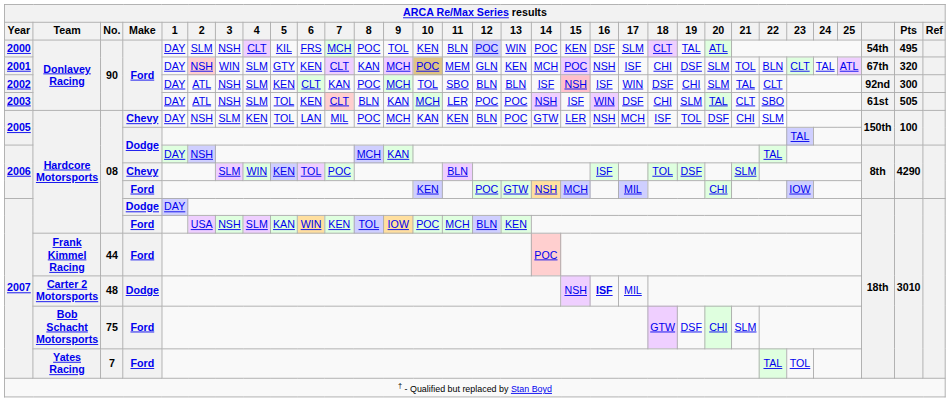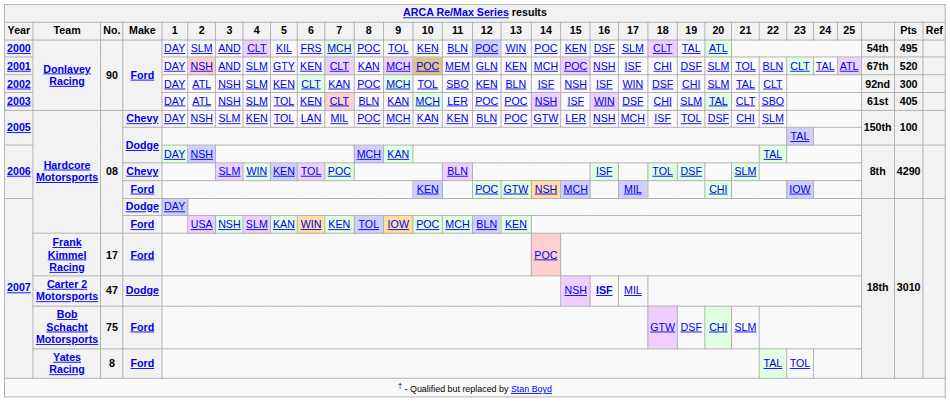(229, 48) NSH -> (229, 48) AND
(229, 66) WIN -> (229, 66) AND
(909, 66) 320 -> (909, 66) 520
(487, 84) BLN -> (487, 84) KEN
(576, 84) pink background -> (576, 84) no background
(909, 101) 505 -> (909, 101) 405
(112, 255) 44 -> (112, 255) 17
(112, 291) 48 -> (112, 291) 47
(112, 363) 7 -> (112, 363) 8
